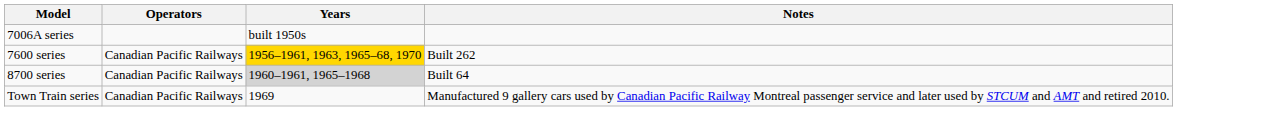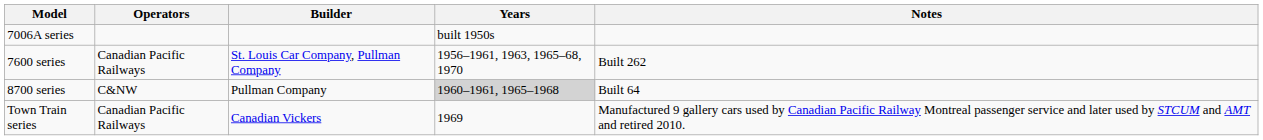+ column: (331, 14)
(335, 55) gold background -> (509, 62) no background
(174, 75) Canadian Pacific Railways -> (117, 89) C&NW
